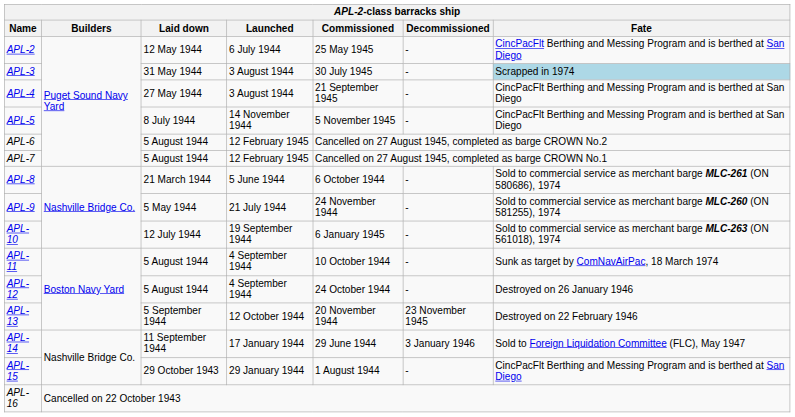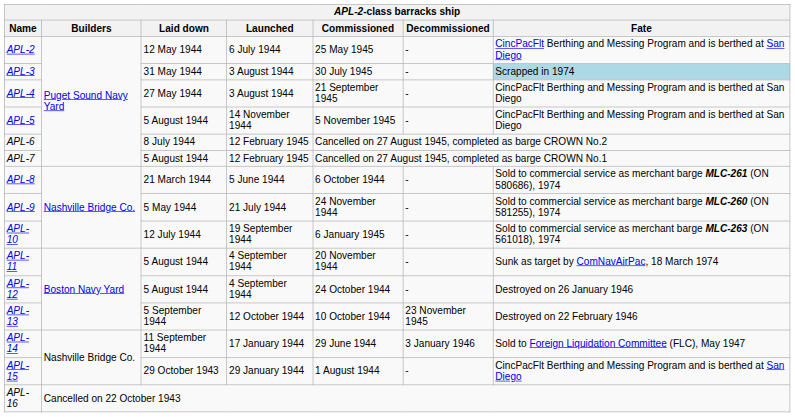(169, 120) 8 July 1944 -> (176, 120) 5 August 1944
(176, 142) 5 August 1944 -> (169, 142) 8 July 1944
(353, 262) 10 October 1944 -> (345, 262) 20 November 1944
(345, 316) 20 November 1944 -> (353, 316) 10 October 1944
